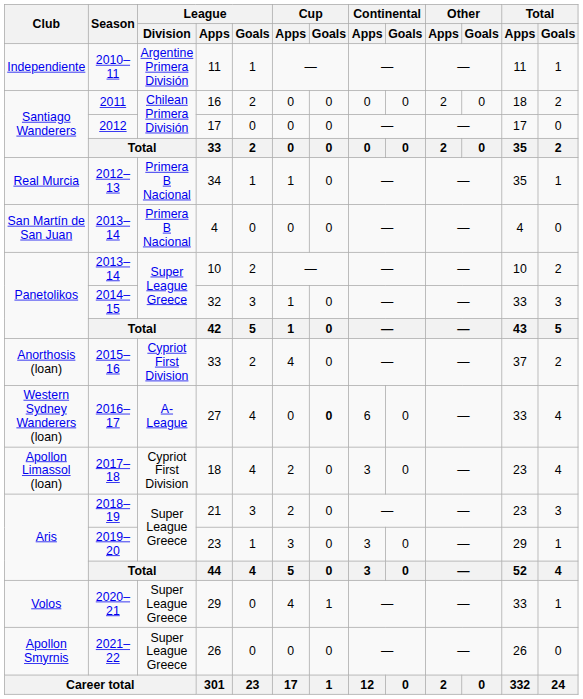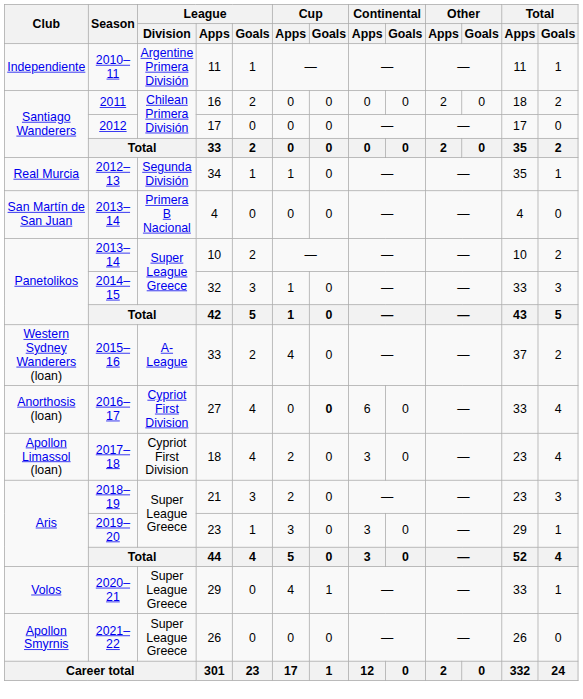(167, 181) Primera B Nacional -> (167, 174) Segunda División
(46, 362) Anorthosis (loan) -> (46, 355) Western Sydney Wanderers (loan)
(167, 362) Cypriot First Division -> (167, 355) A-League
(46, 416) Western Sydney Wanderers (loan) -> (46, 409) Anorthosis (loan)
(167, 416) A-League -> (167, 409) Cypriot First Division
